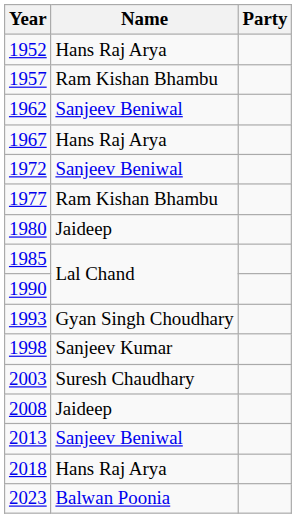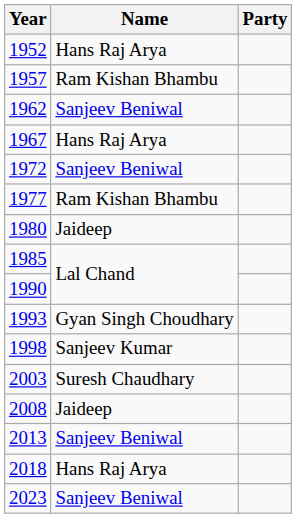(113, 498) Balwan Poonia -> (119, 498) Sanjeev Beniwal
